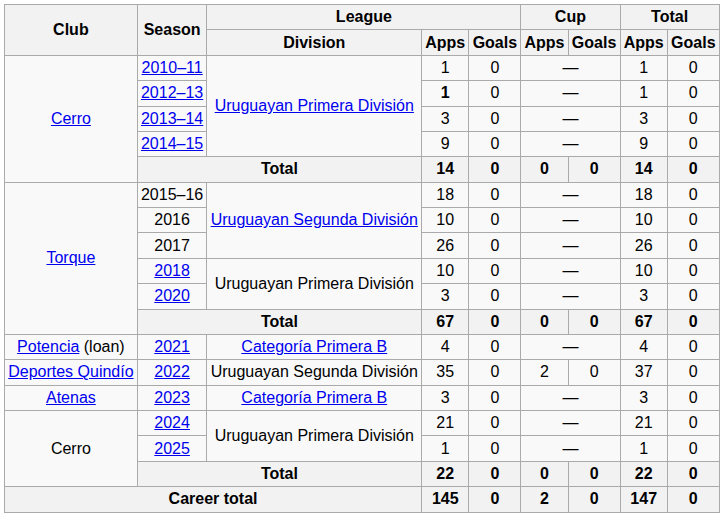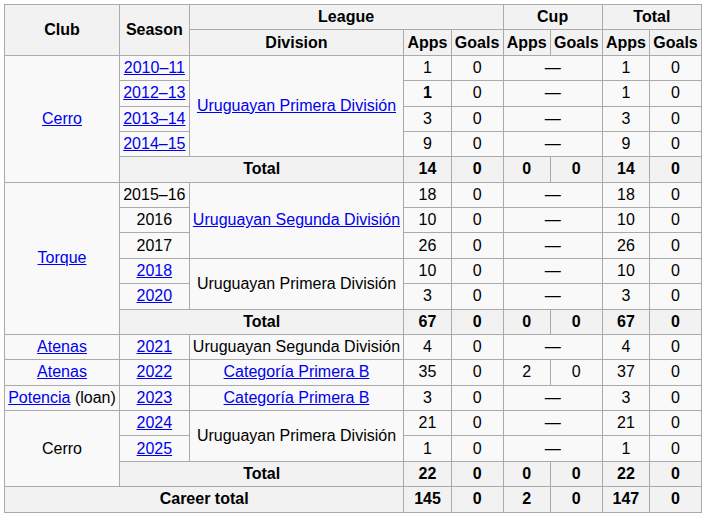(71, 347) Potencia (loan) -> (62, 347) Atenas
(314, 347) Categoría Primera B -> (296, 347) Uruguayan Segunda División
(71, 372) Deportes Quindío -> (62, 372) Atenas
(314, 372) Uruguayan Segunda División -> (296, 372) Categoría Primera B
(71, 397) Atenas -> (62, 397) Potencia (loan)
